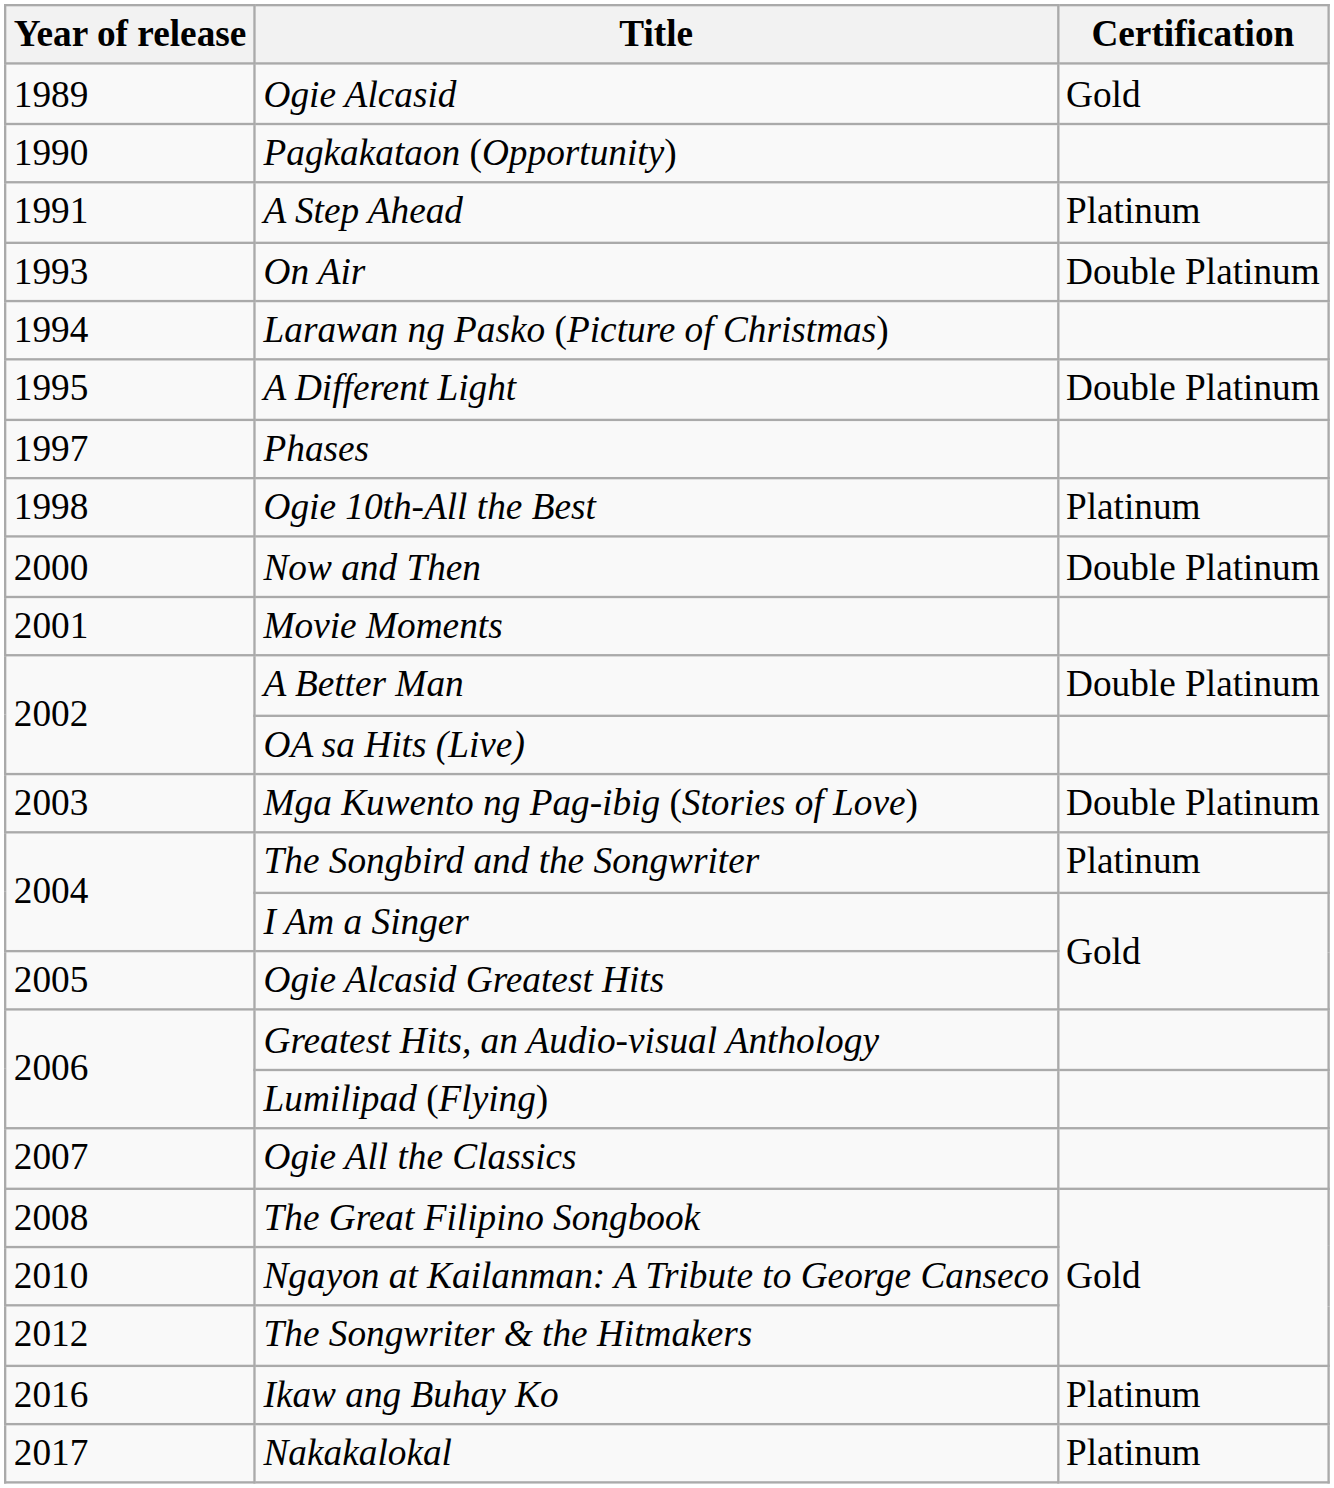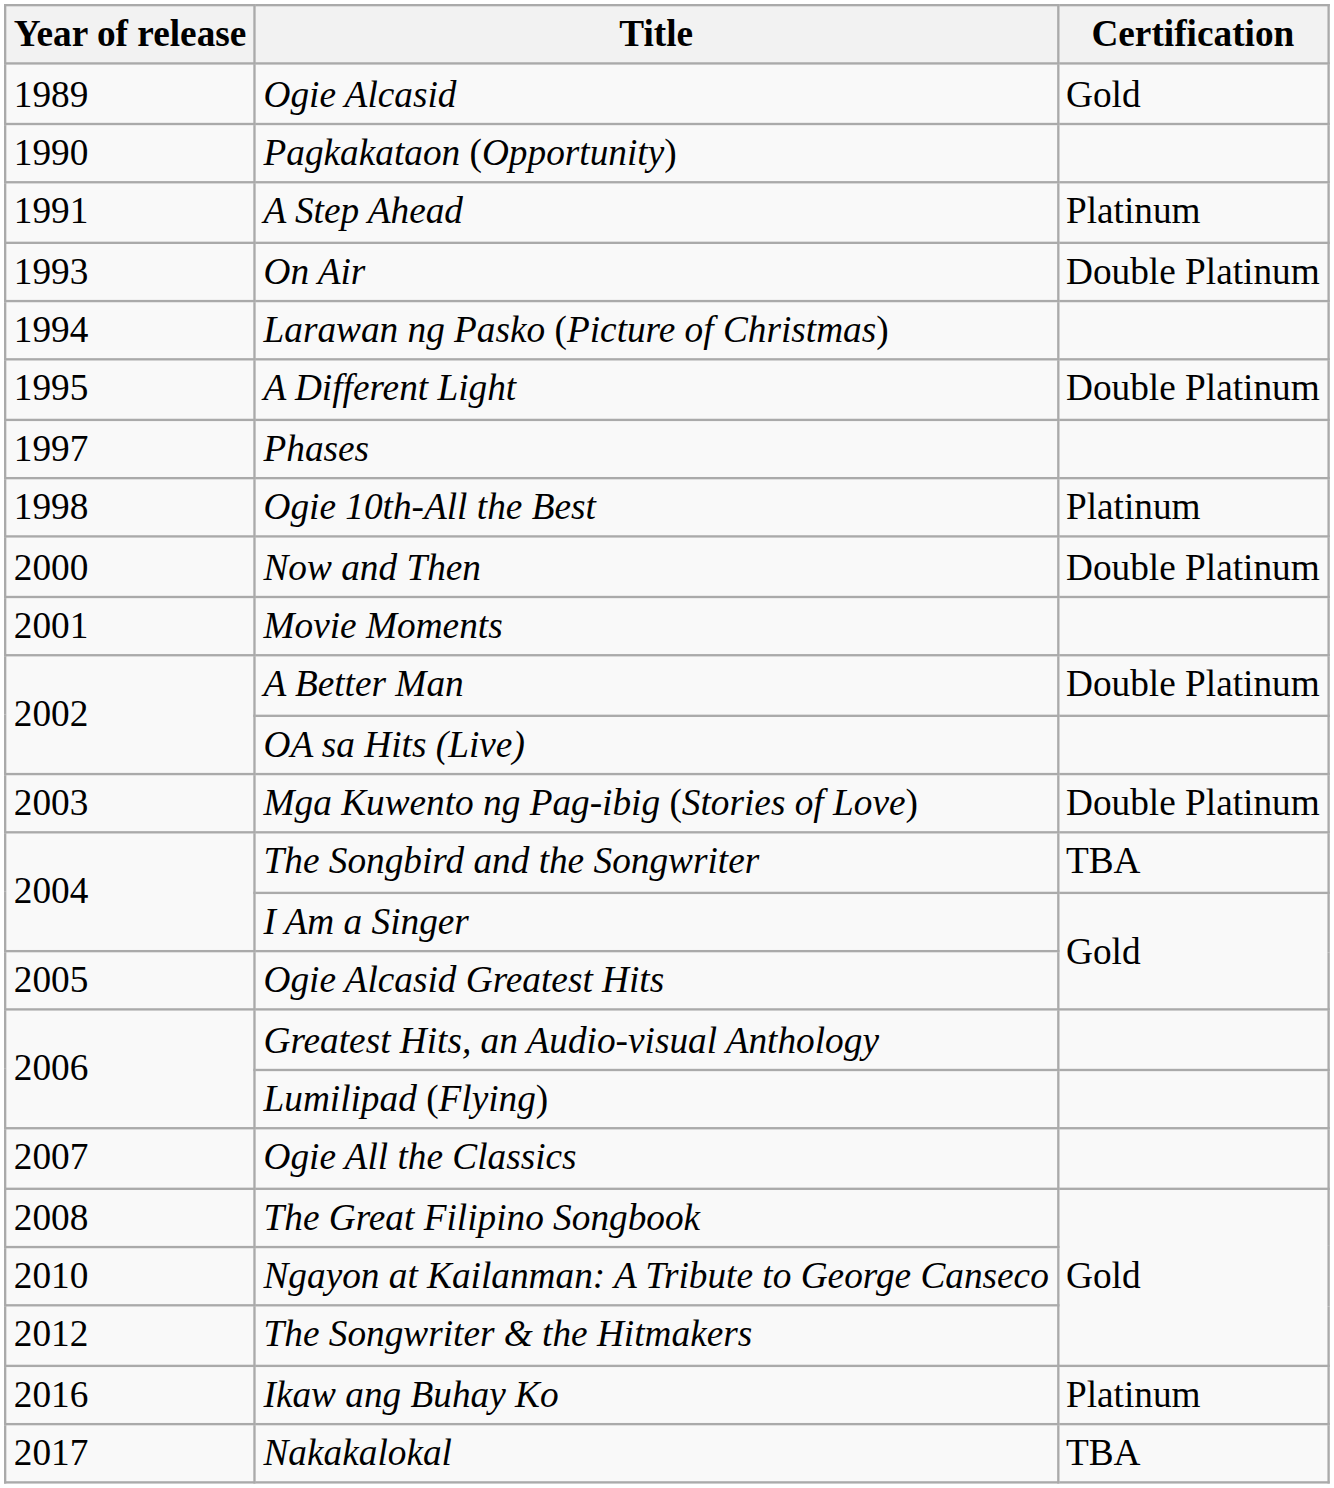(1133, 861) Platinum -> (1103, 861) TBA
(1133, 1453) Platinum -> (1103, 1453) TBA
